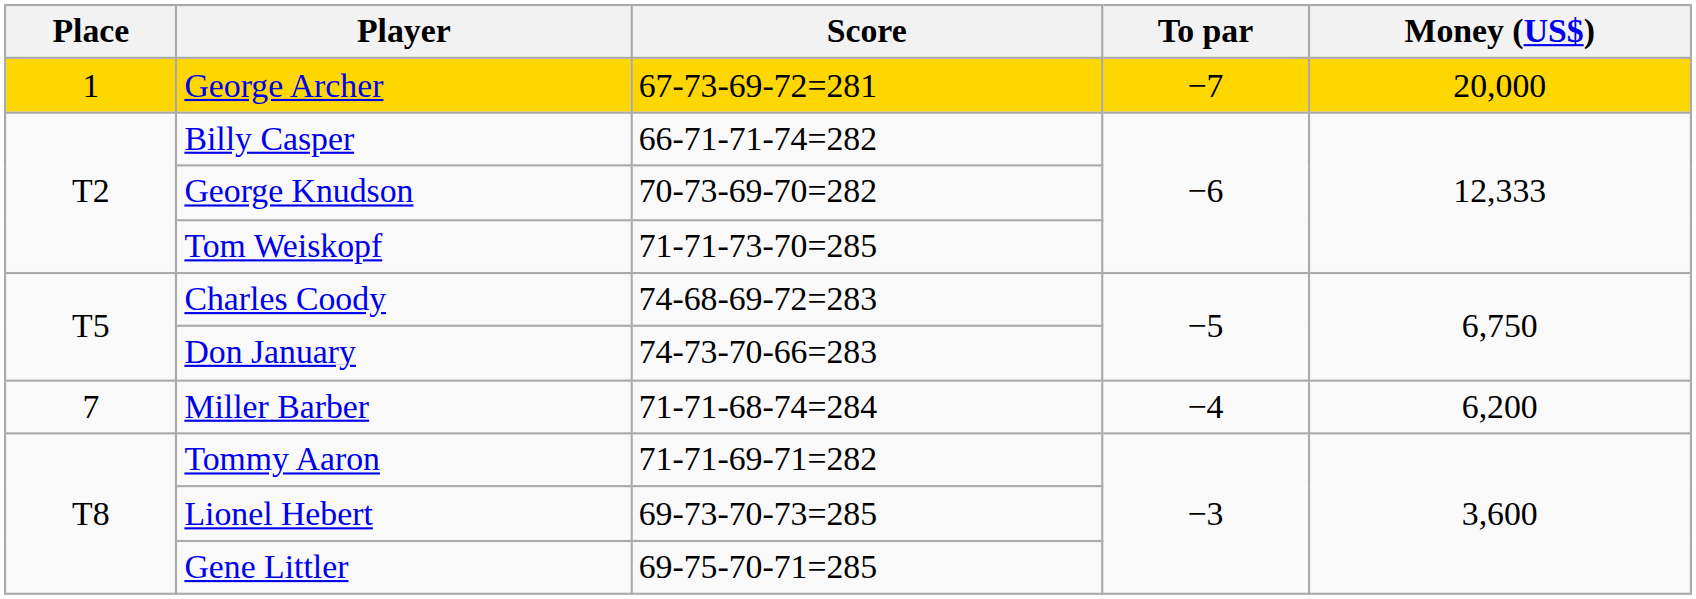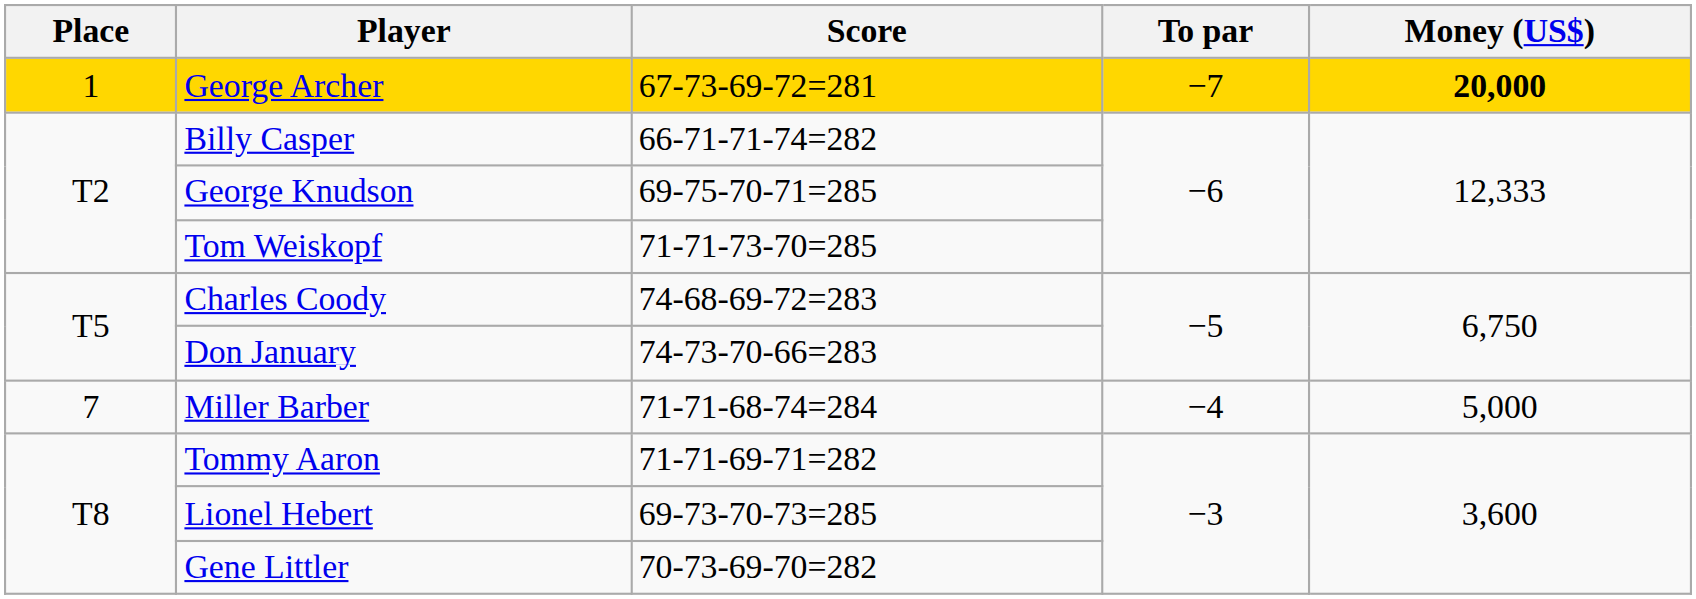(1500, 84) normal -> (1500, 84) bold
(758, 191) 70-73-69-70=282 -> (758, 191) 69-75-70-71=285
(1500, 406) 6,200 -> (1500, 406) 5,000
(758, 566) 69-75-70-71=285 -> (758, 566) 70-73-69-70=282
